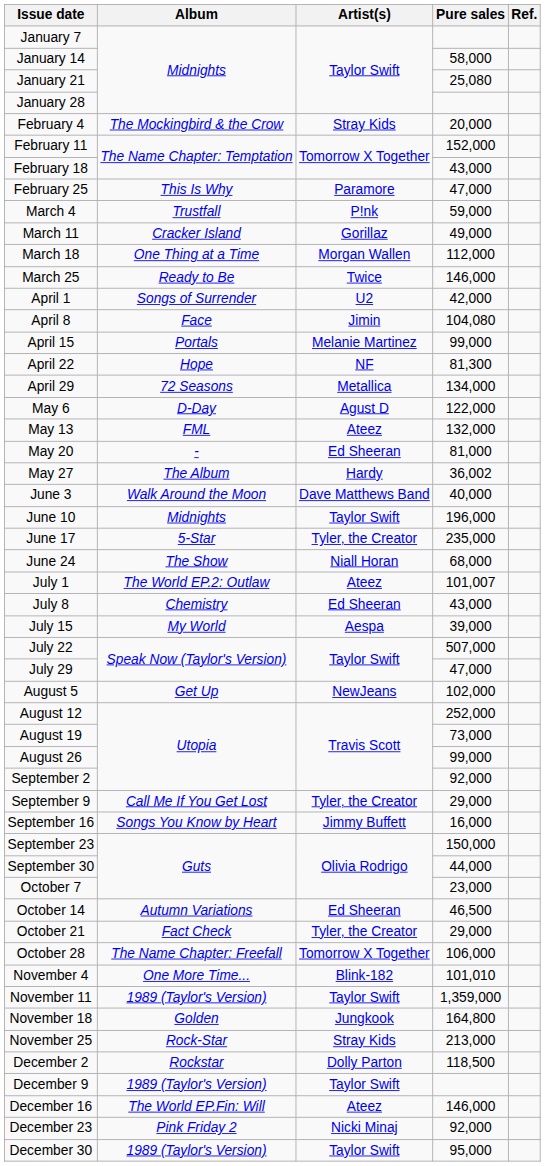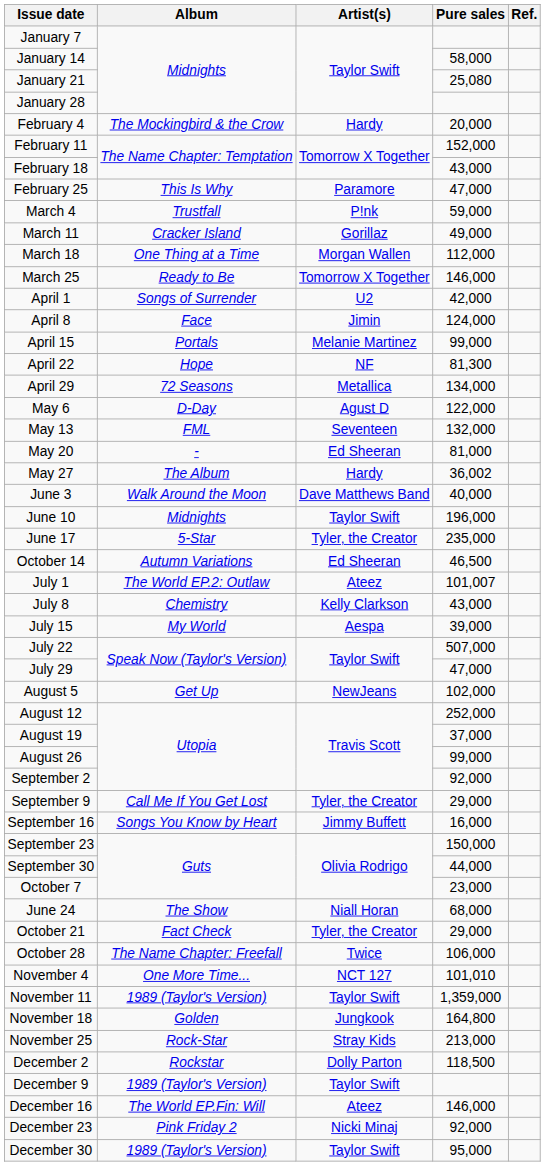(364, 124) Stray Kids -> (364, 124) Hardy
(364, 277) Twice -> (364, 277) Tomorrow X Together
(471, 320) 104,080 -> (471, 320) 124,000
(364, 430) Ateez -> (364, 430) Seventeen
rows swapped: (51, 560) <-> (51, 910)
(364, 604) Ed Sheeran -> (364, 604) Kelly Clarkson
(471, 735) 73,000 -> (471, 735) 37,000
(364, 953) Tomorrow X Together -> (364, 953) Twice
(364, 975) Blink-182 -> (364, 975) NCT 127
